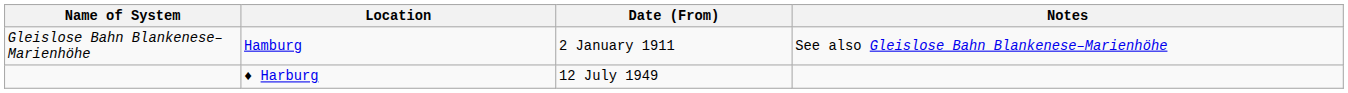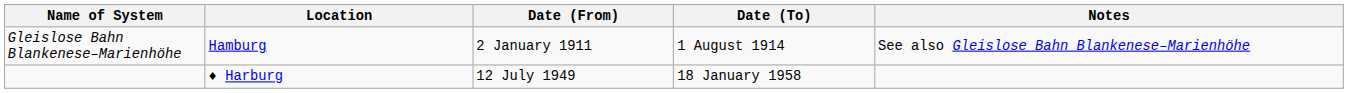+ column: (774, 16)
